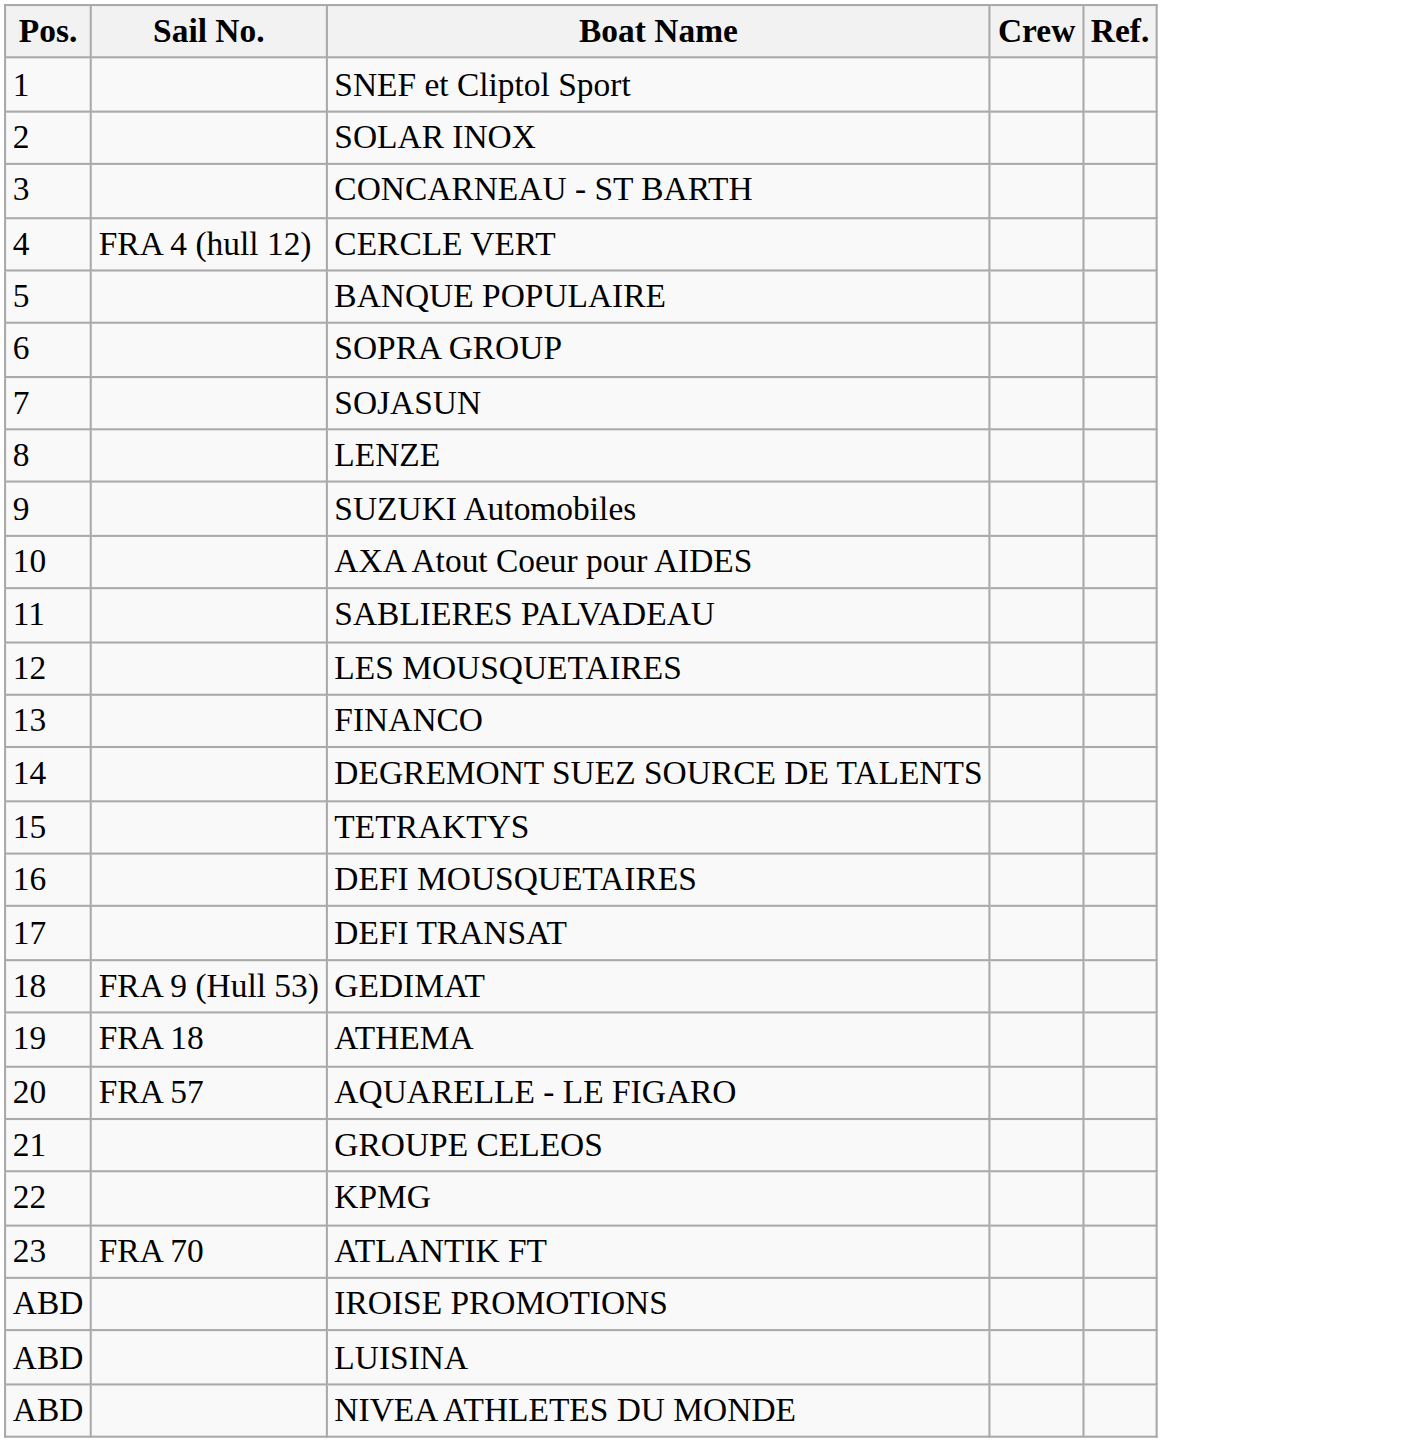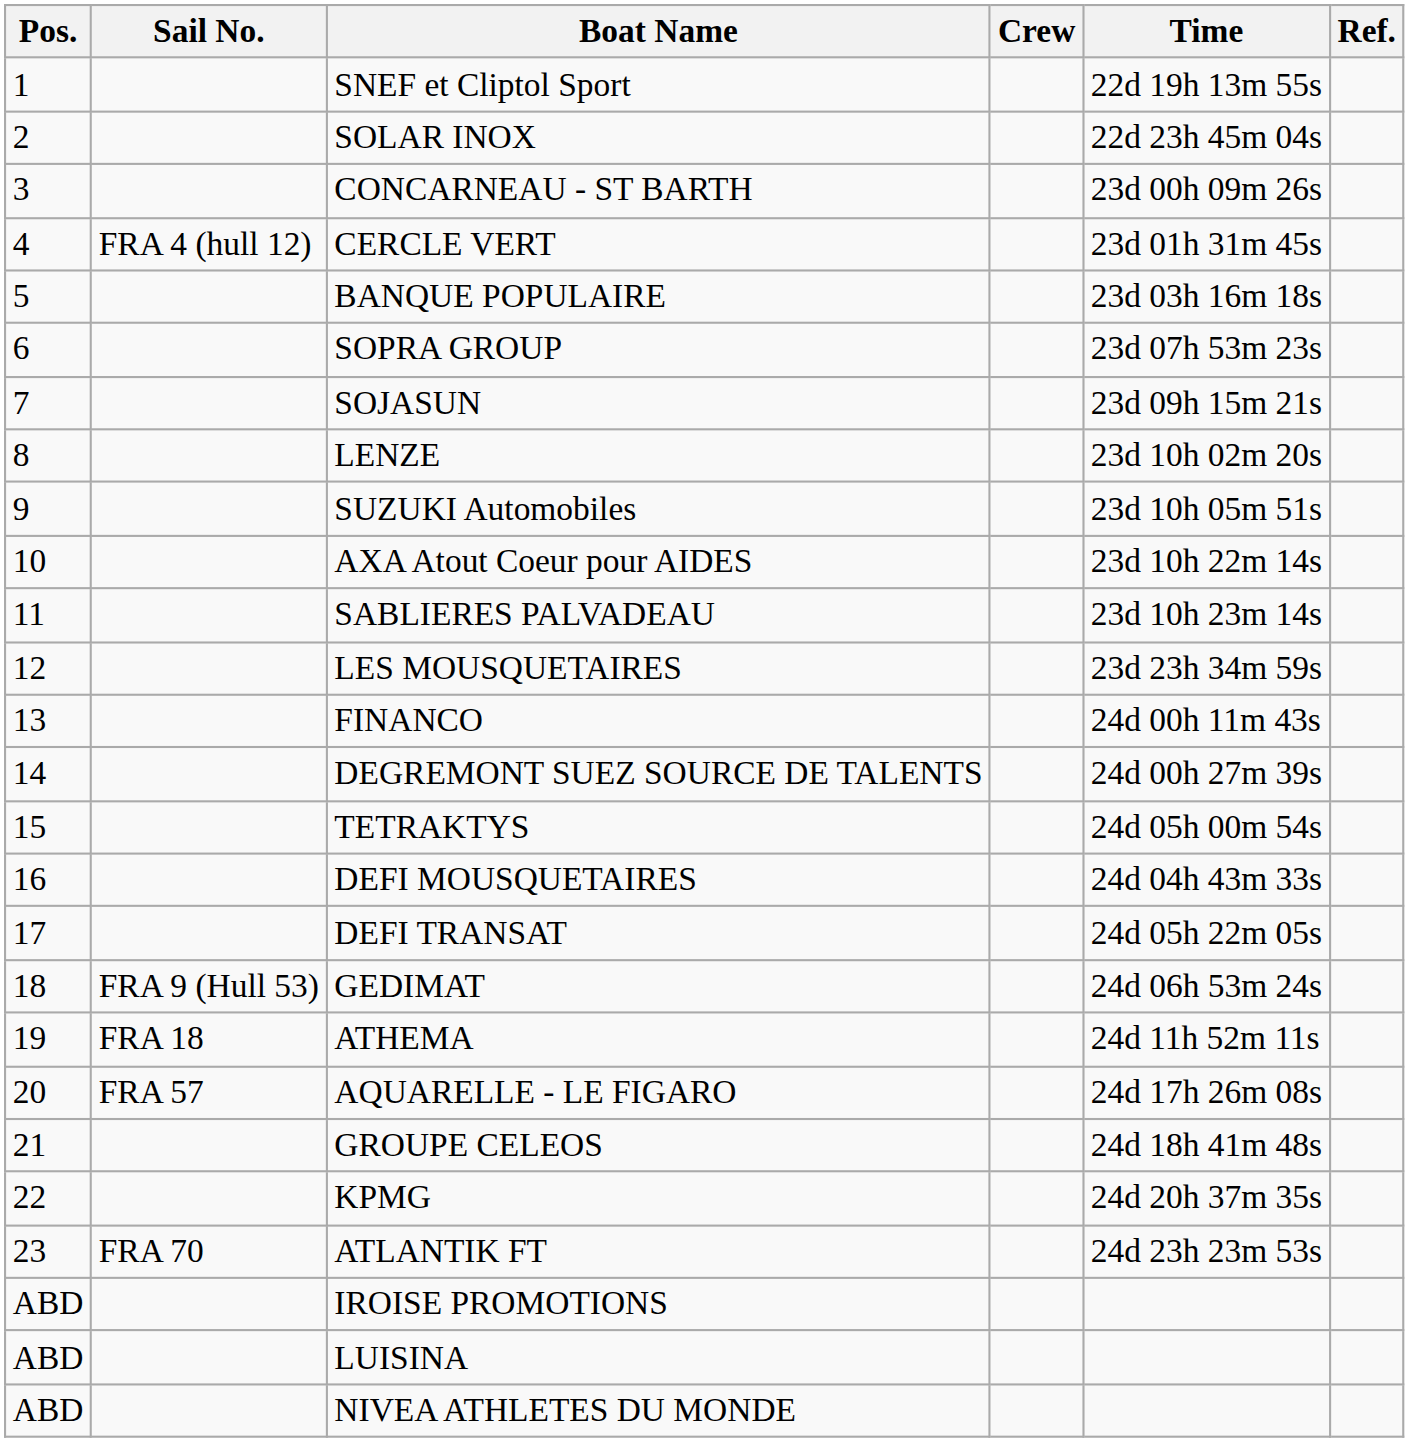+ column: (1206, 31)
